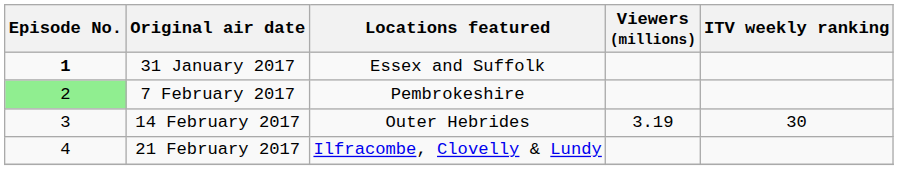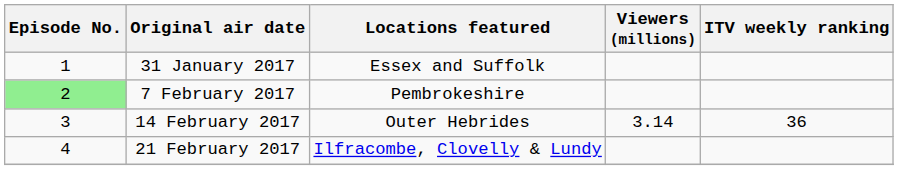(65, 66) bold -> (65, 66) normal
(653, 122) 3.19 -> (653, 122) 3.14
(797, 122) 30 -> (797, 122) 36
